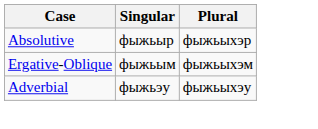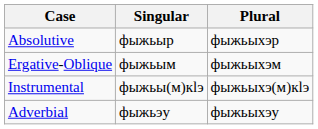+ row: (46, 87)
